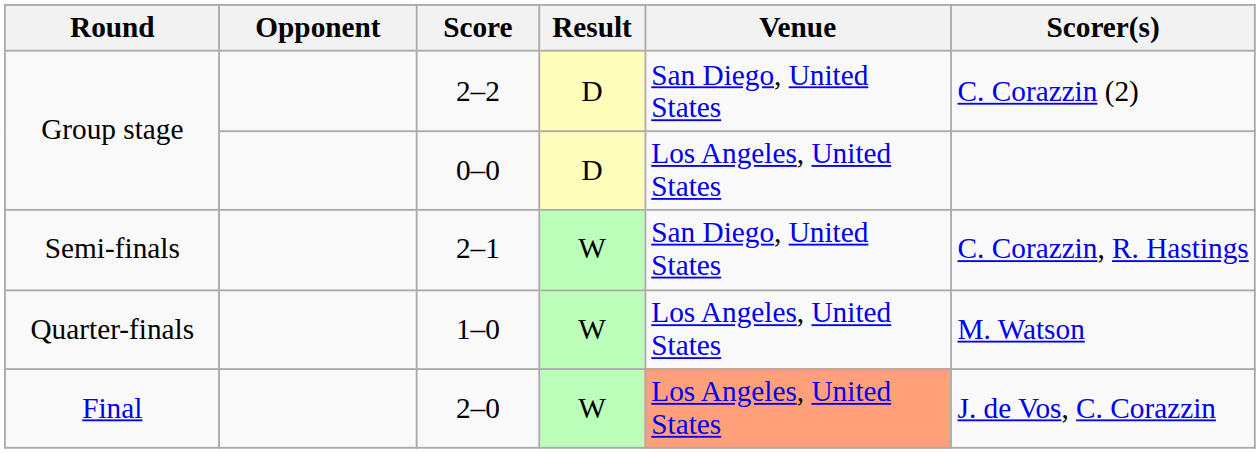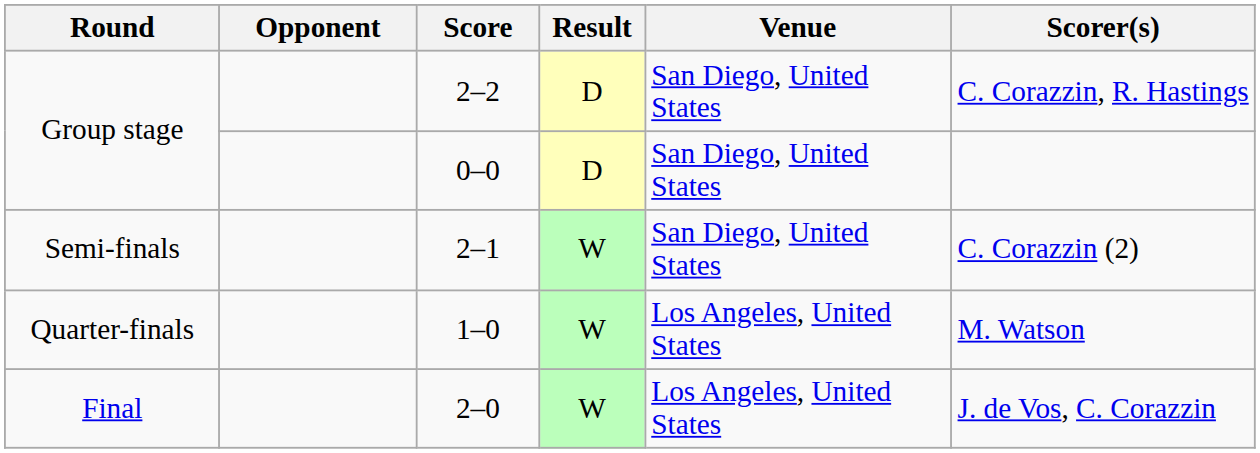(1048, 90) C. Corazzin (2) -> (1103, 90) C. Corazzin, R. Hastings
(771, 170) Los Angeles, United States -> (760, 170) San Diego, United States
(1103, 249) C. Corazzin, R. Hastings -> (1048, 249) C. Corazzin (2)
(771, 408) lightsalmon background -> (771, 408) no background
